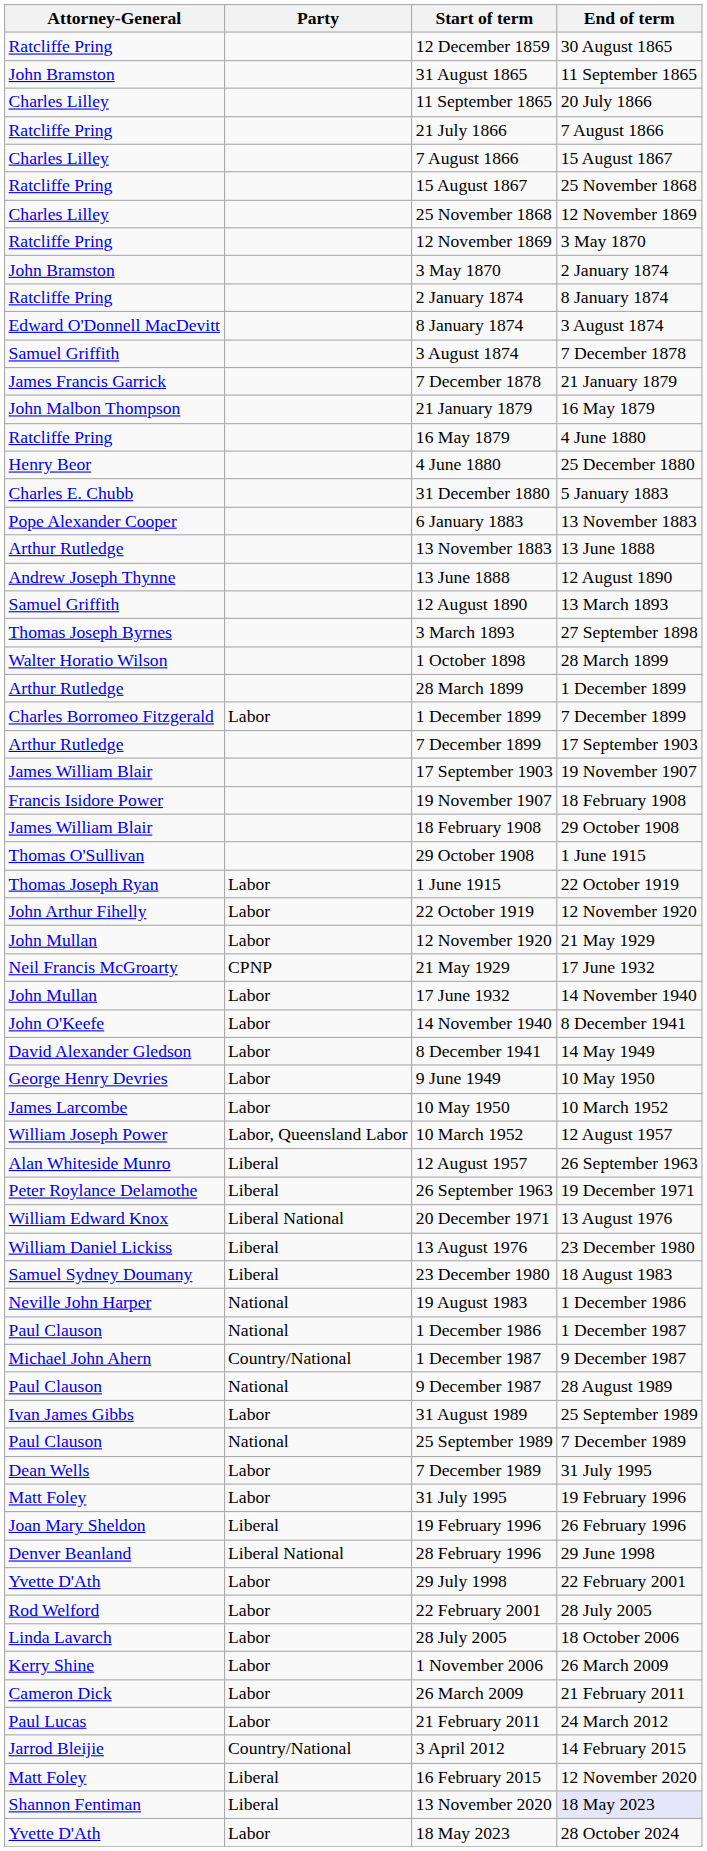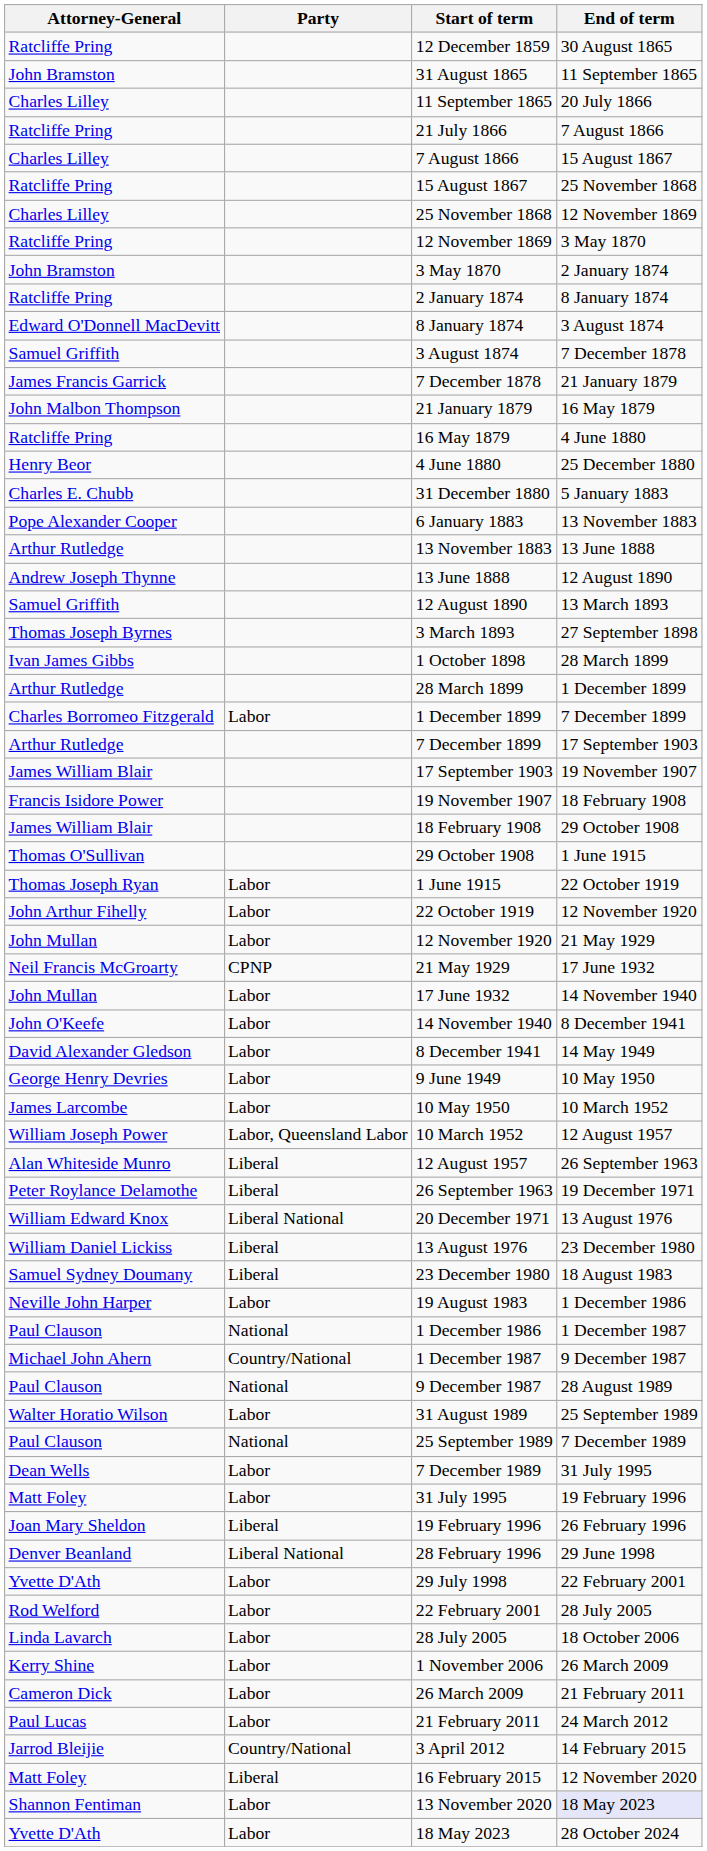(88, 660) Walter Horatio Wilson -> (71, 660) Ivan James Gibbs
(258, 1302) National -> (249, 1302) Labor
(71, 1414) Ivan James Gibbs -> (88, 1414) Walter Horatio Wilson
(254, 1804) Liberal -> (249, 1804) Labor
